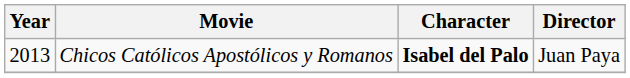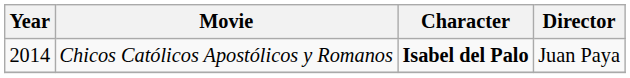(30, 55) 2013 -> (30, 55) 2014
